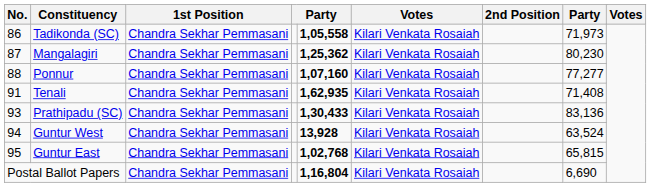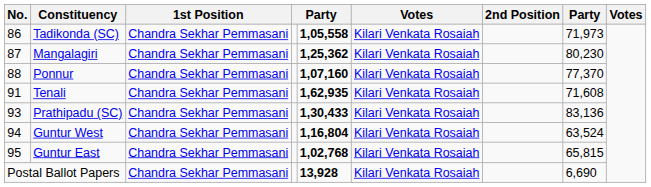(585, 74) 77,277 -> (585, 74) 77,370
(585, 93) 71,408 -> (585, 93) 71,608
(319, 133) 13,928 -> (324, 133) 1,16,804
(324, 172) 1,16,804 -> (319, 172) 13,928
